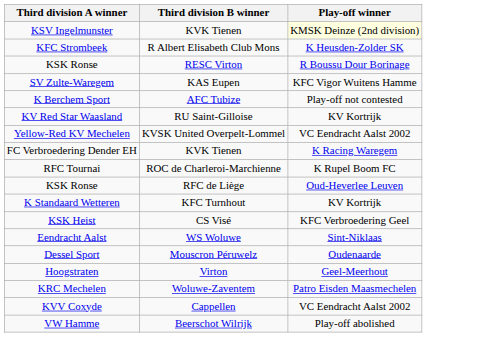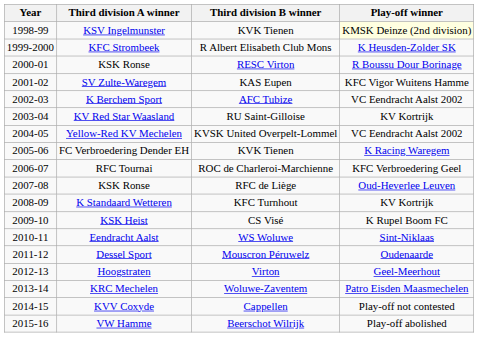+ column: (30, 13)
(355, 99) Play-off not contested -> (407, 99) VC Eendracht Aalst 2002
(355, 168) K Rupel Boom FC -> (407, 168) KFC Verbroedering Geel
(355, 220) KFC Verbroedering Geel -> (407, 220) K Rupel Boom FC
(355, 306) VC Eendracht Aalst 2002 -> (407, 306) Play-off not contested
